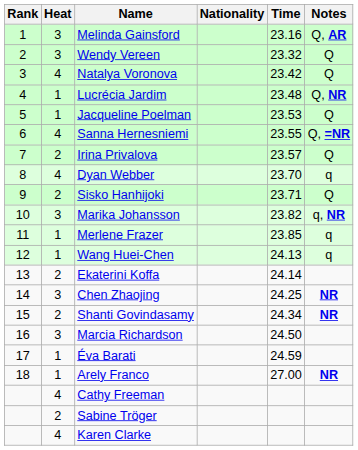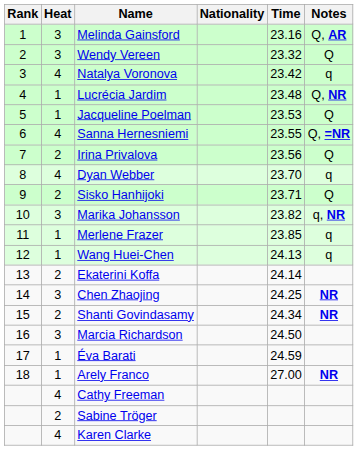(329, 74) Q -> (329, 74) q
(286, 154) 23.57 -> (286, 154) 23.56
